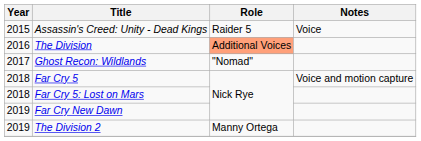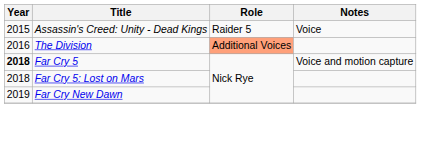- row: (90, 62)
(18, 78) normal -> (18, 62) bold
- row: (68, 128)
